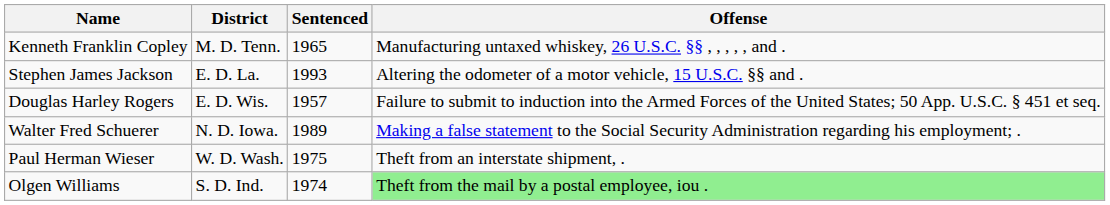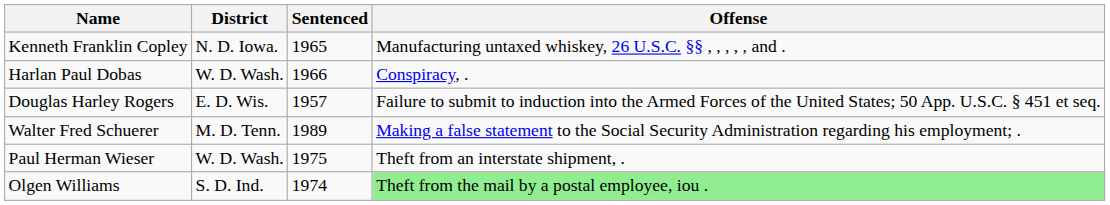(238, 46) M. D. Tenn. -> (237, 46) N. D. Iowa.
+ row: (75, 74)
- row: (91, 74)
(237, 130) N. D. Iowa. -> (238, 130) M. D. Tenn.
